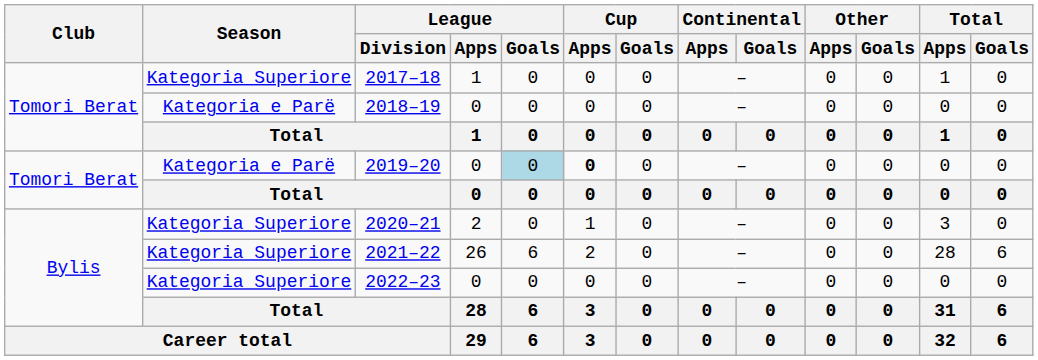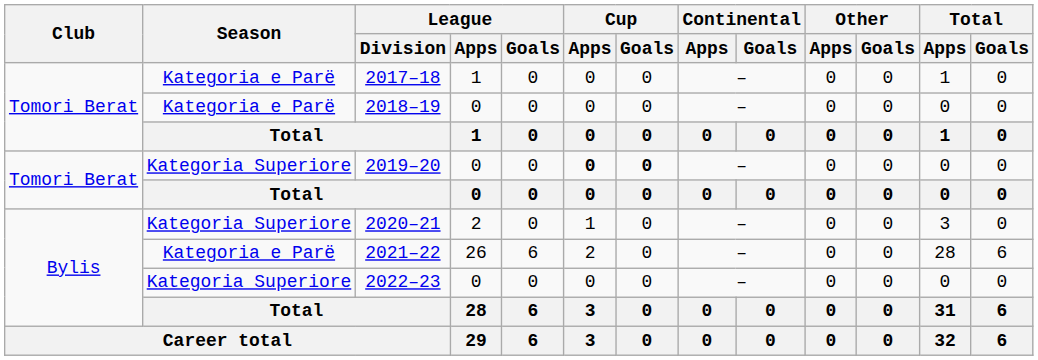(249, 78) Kategoria Superiore -> (249, 78) Kategoria e Parë
(249, 166) Kategoria e Parë -> (249, 166) Kategoria Superiore
(533, 166) lightblue background -> (533, 166) no background
(647, 166) normal -> (647, 166) bold
(249, 253) Kategoria Superiore -> (249, 253) Kategoria e Parë
